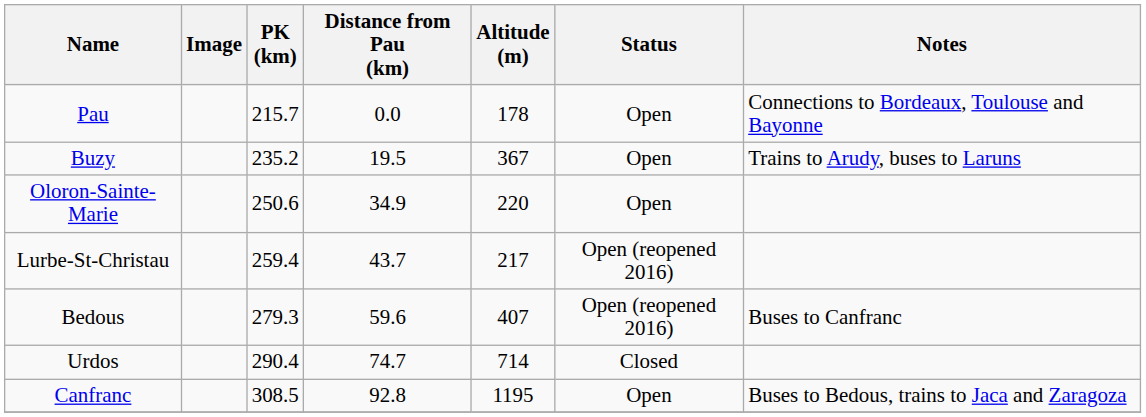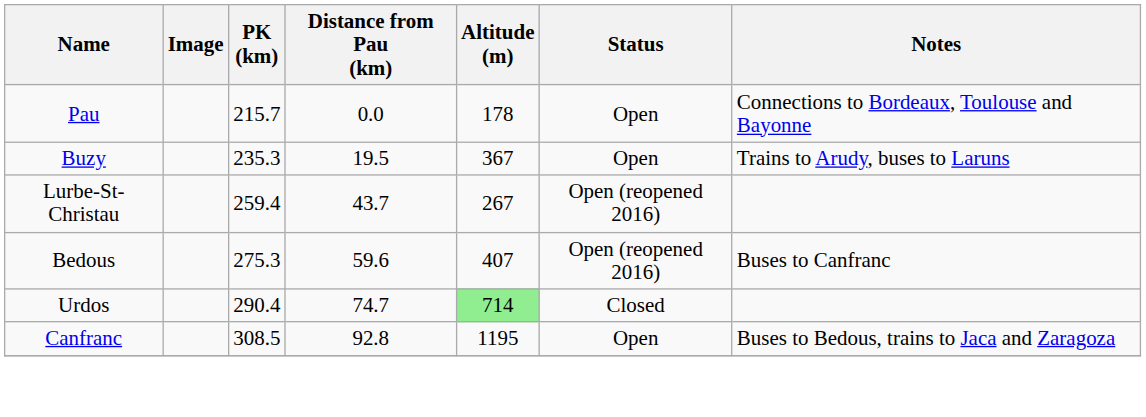(275, 158) 235.2 -> (257, 158) 235.3
- row: (93, 203)
(513, 260) 217 -> (498, 203) 267
(275, 317) 279.3 -> (257, 260) 275.3
(513, 362) no background -> (498, 305) lightgreen background
